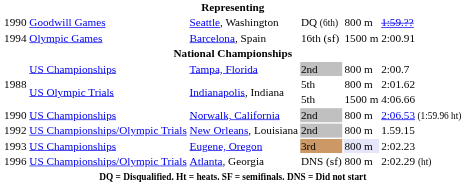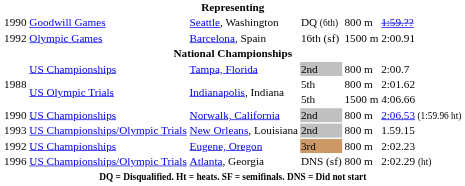(15, 38) 1994 -> (15, 38) 1992
(15, 130) 1992 -> (15, 130) 1993
(15, 146) 1993 -> (15, 146) 1992
(359, 146) lavender background -> (359, 146) no background
